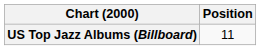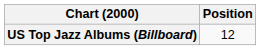(228, 34) 11 -> (228, 34) 12
